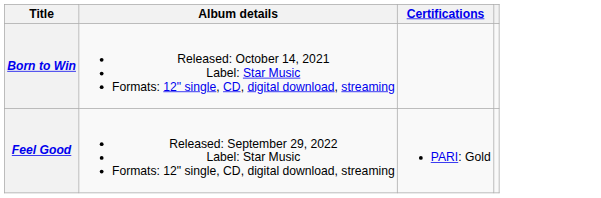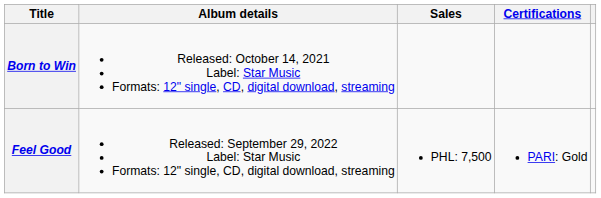+ column: (446, 14)
